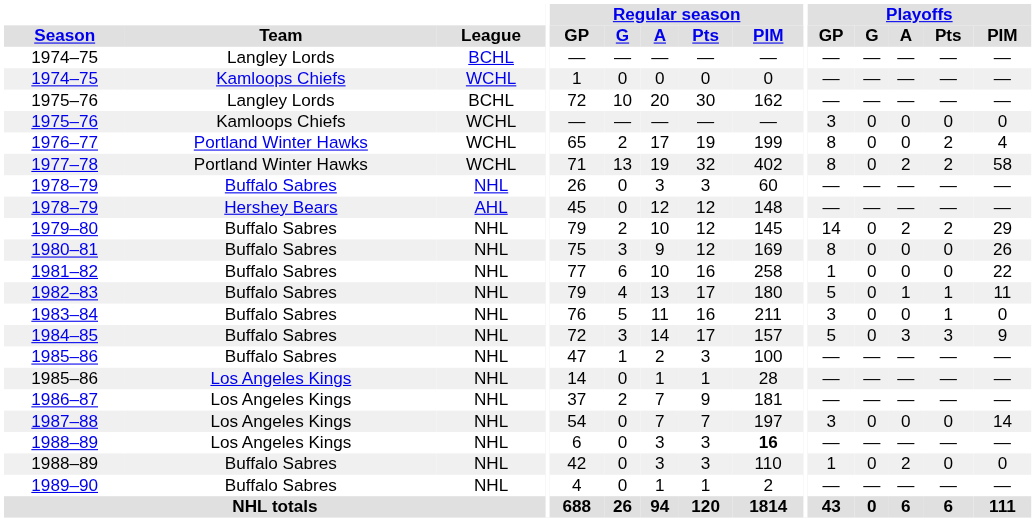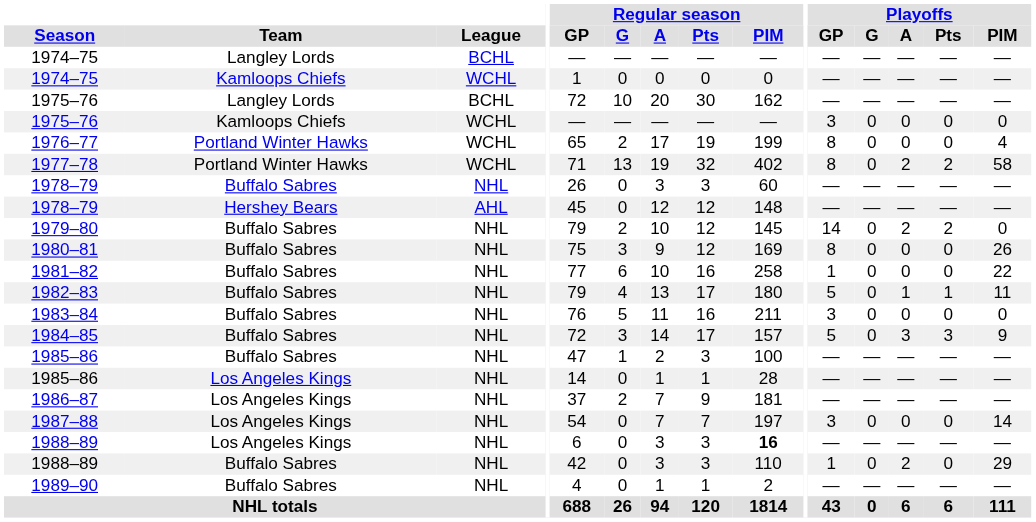(948, 143) 2 -> (948, 143) 0
(1002, 228) 29 -> (1002, 228) 0
(948, 314) 1 -> (948, 314) 0
(1002, 464) 0 -> (1002, 464) 29
